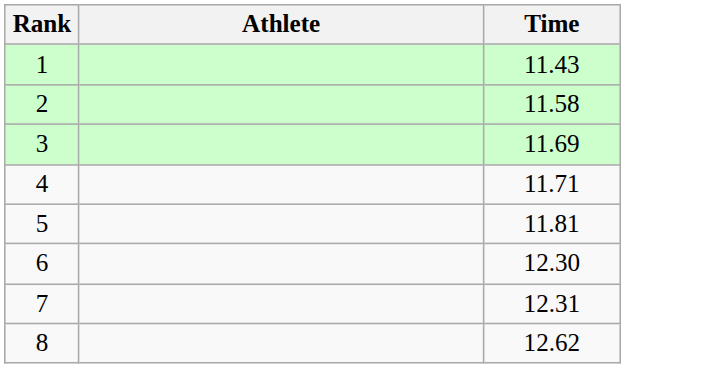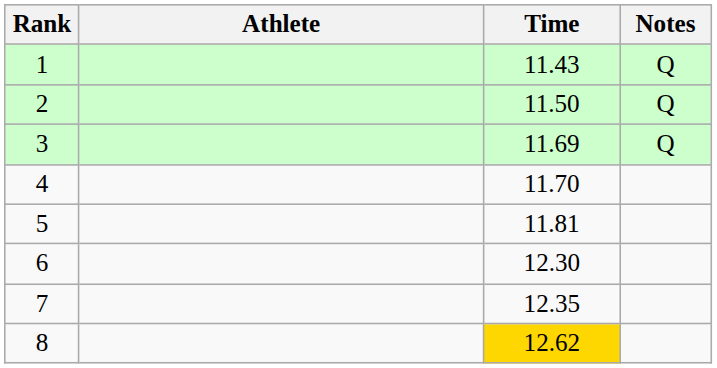+ column: (665, 24)
(552, 104) 11.58 -> (552, 104) 11.50
(552, 183) 11.71 -> (552, 183) 11.70
(552, 303) 12.31 -> (552, 303) 12.35
(552, 343) no background -> (552, 343) gold background
